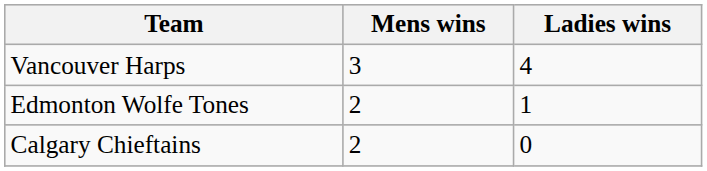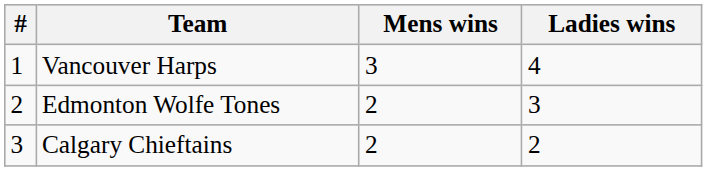+ column: (20, 24)
(526, 104) 1 -> (534, 104) 3
(526, 144) 0 -> (534, 144) 2
